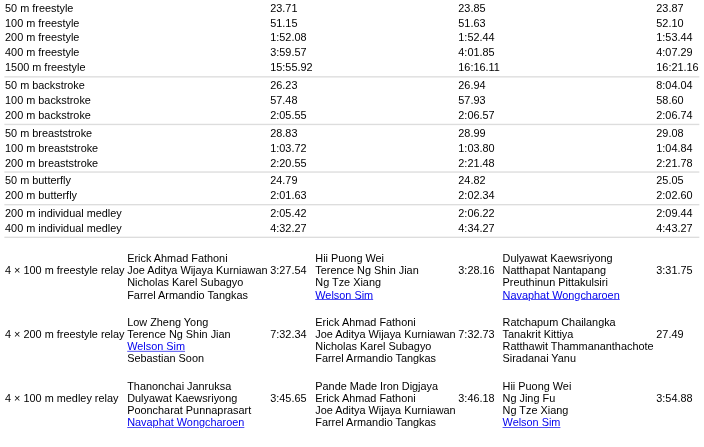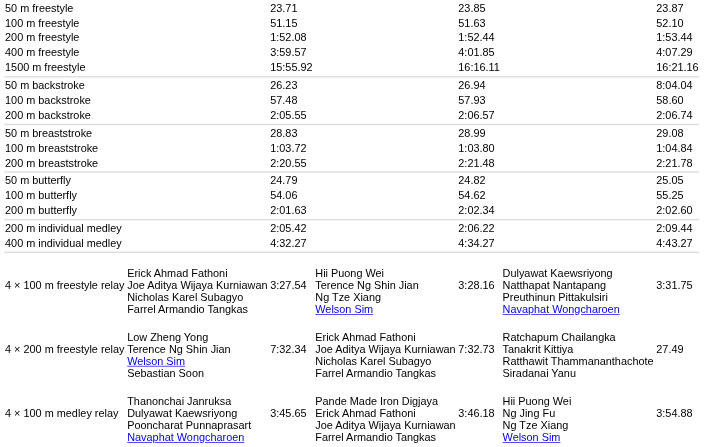+ row: (41, 196)
